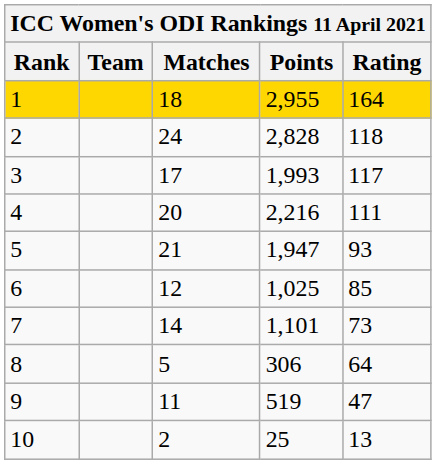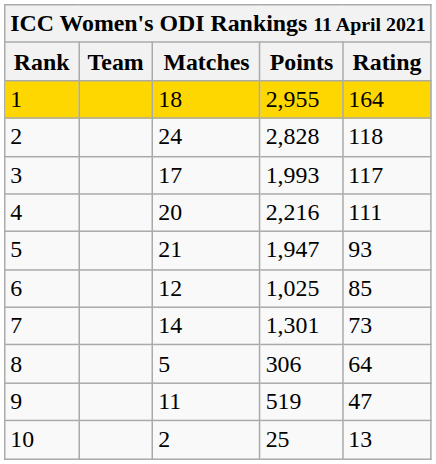(293, 325) 1,101 -> (293, 325) 1,301
